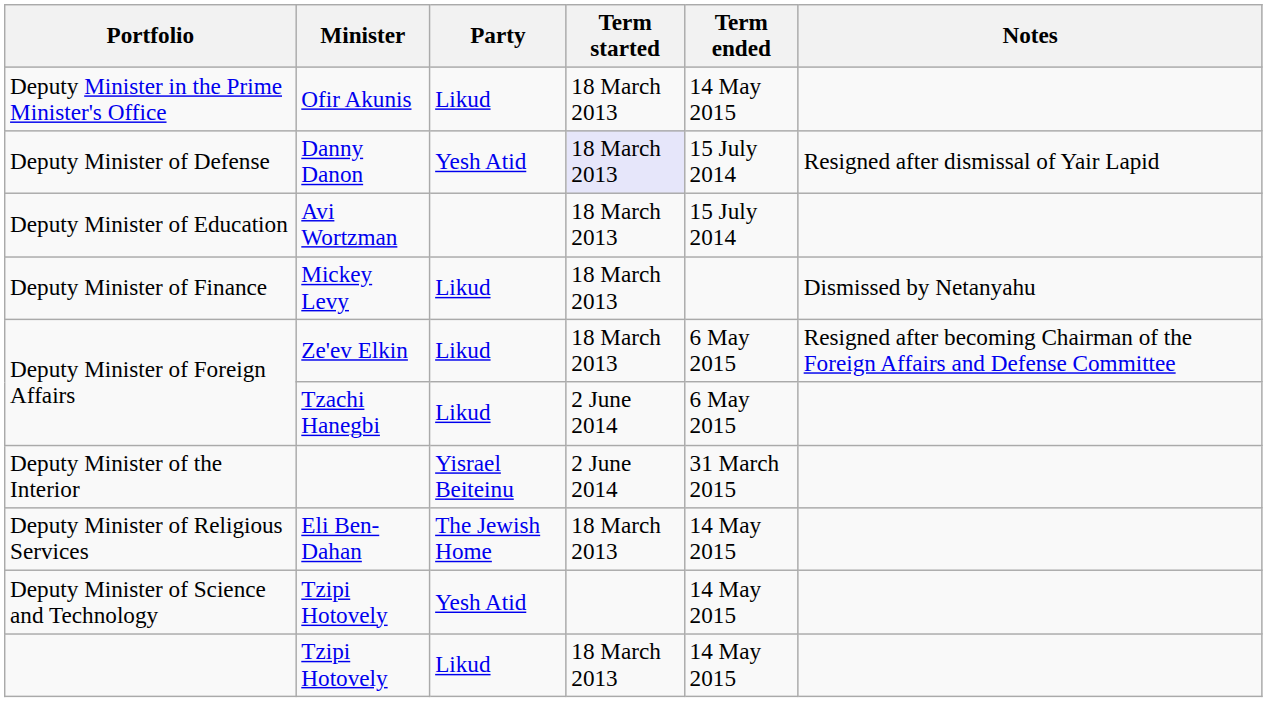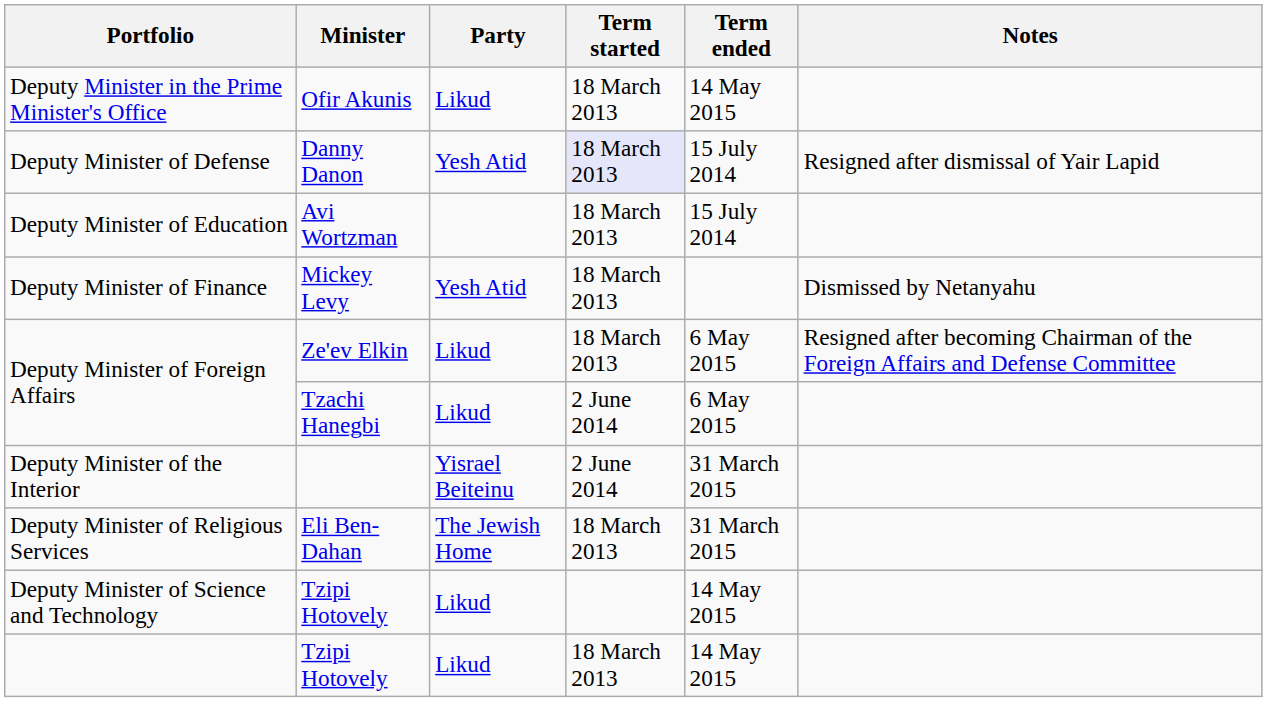(463, 287) Likud -> (481, 287) Yesh Atid
(725, 539) 14 May 2015 -> (734, 539) 31 March 2015
(481, 601) Yesh Atid -> (463, 601) Likud
